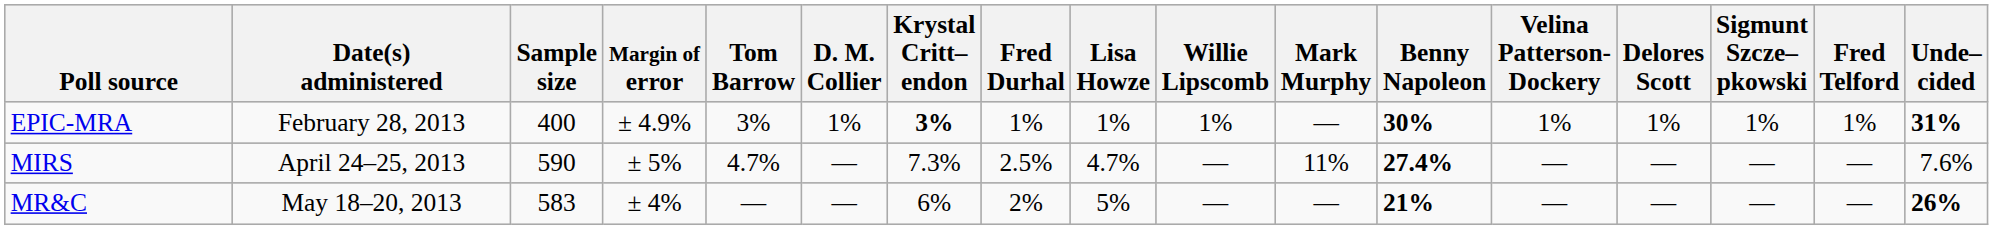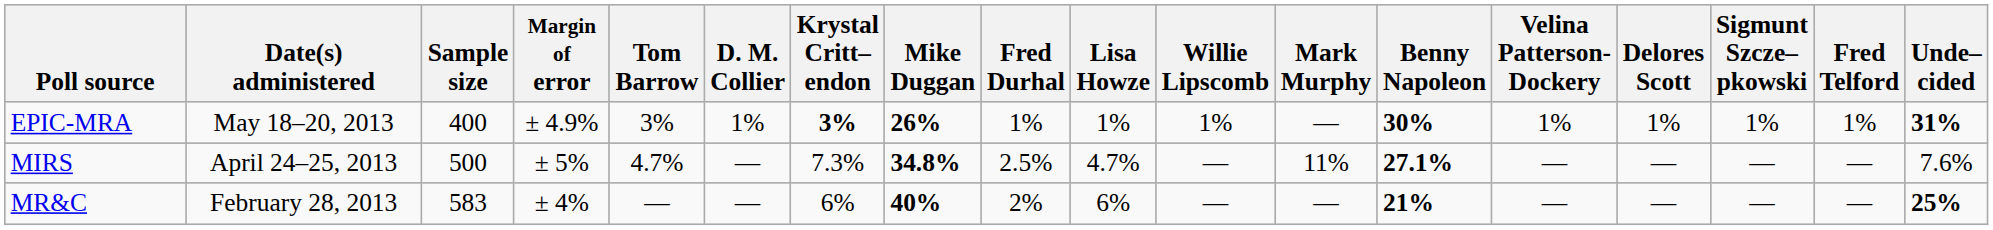+ column: (933, 67)
(372, 122) February 28, 2013 -> (304, 122) May 18–20, 2013
(557, 162) 590 -> (468, 162) 500
(1418, 162) 27.4% -> (1418, 162) 27.1%
(372, 202) May 18–20, 2013 -> (304, 202) February 28, 2013
(1113, 202) 5% -> (1113, 202) 6%
(1936, 202) 26% -> (1936, 202) 25%
